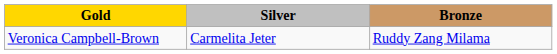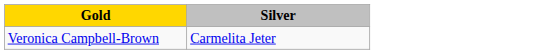- column: (461, 15)
